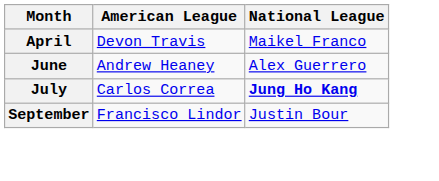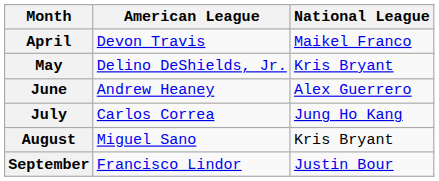+ row: (49, 66)
(303, 91) bold -> (348, 115) normal
+ row: (49, 140)
